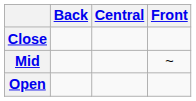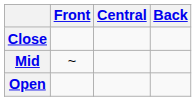columns swapped: (169, 15) <-> (71, 15)
